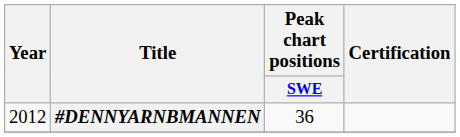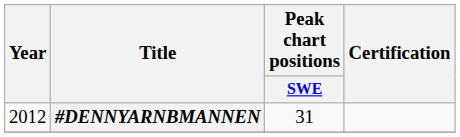(305, 117) 36 -> (305, 117) 31
